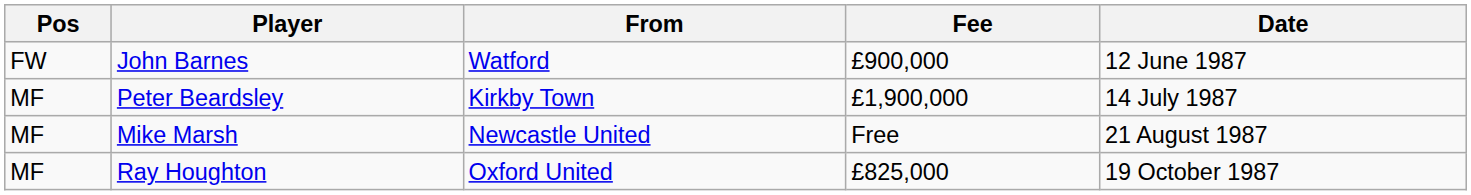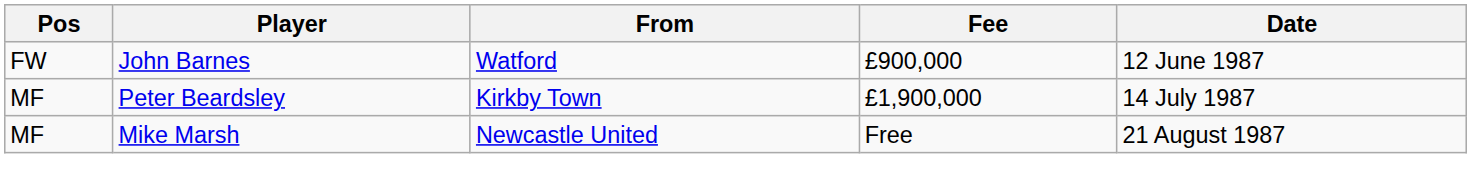- row: (192, 172)
